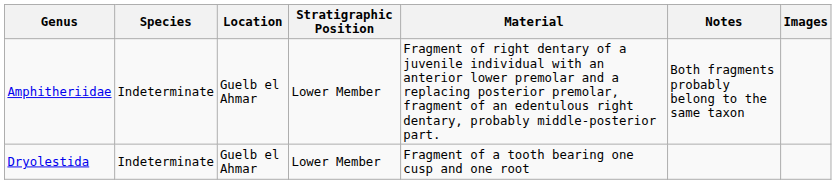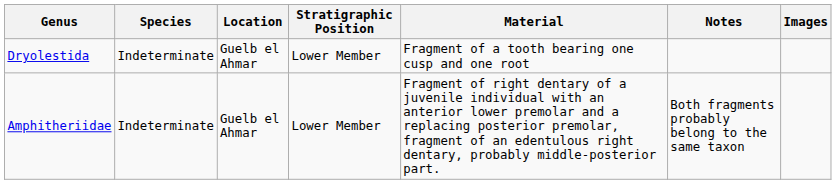rows swapped: (59, 92) <-> (48, 162)
